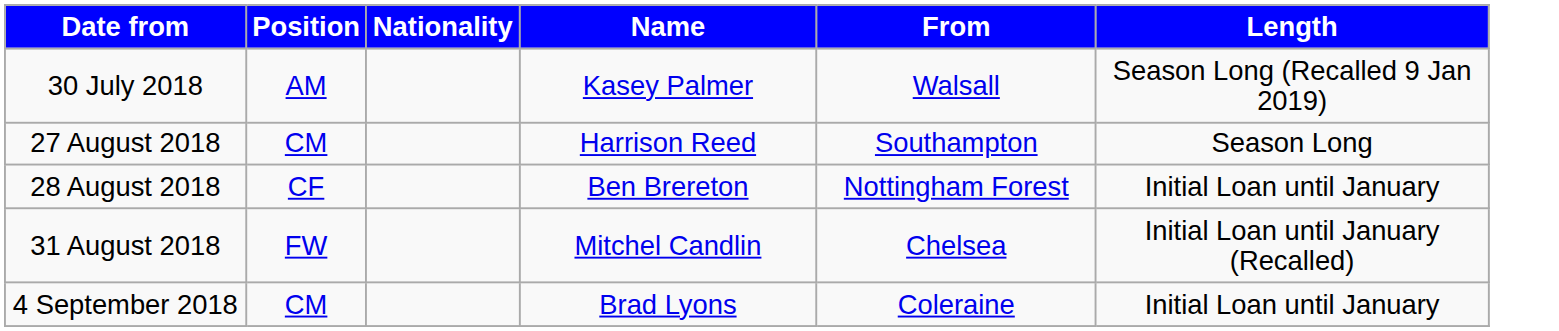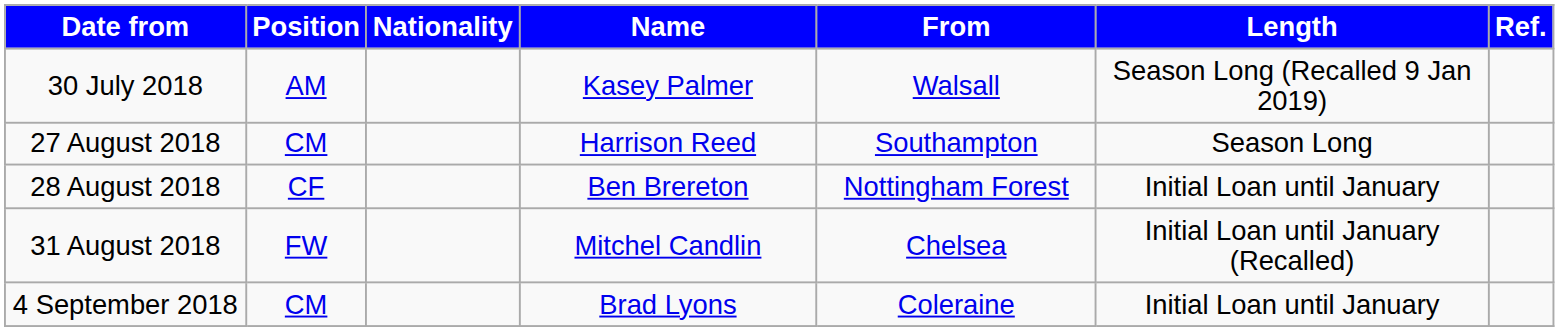+ column: (1521, 27)
